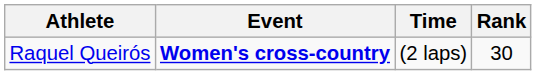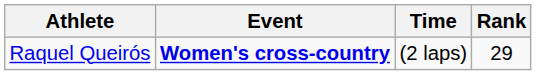(501, 53) 30 -> (501, 53) 29
